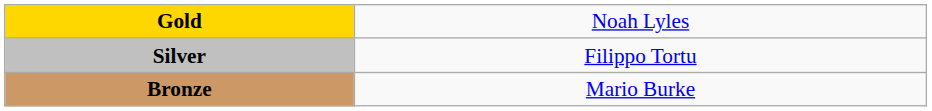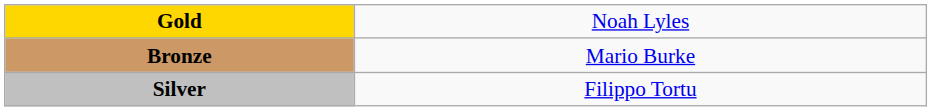rows swapped: (179, 55) <-> (179, 88)
